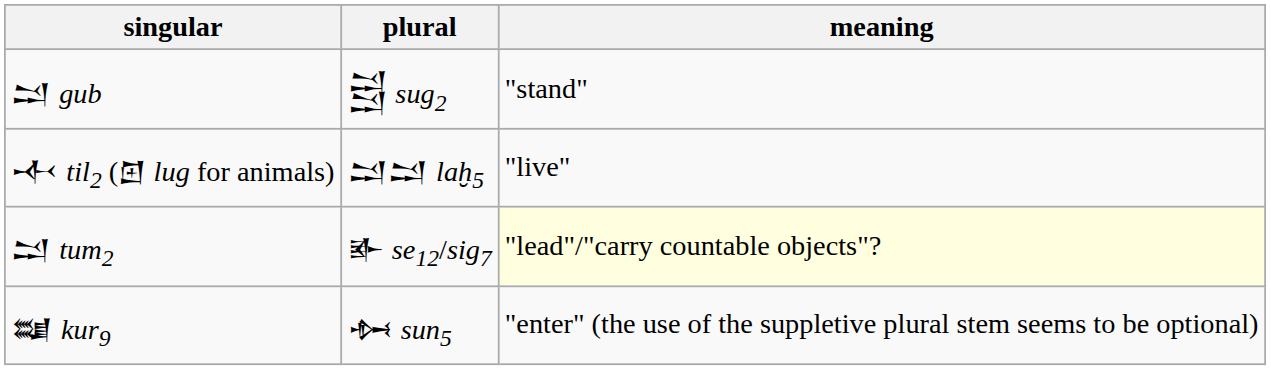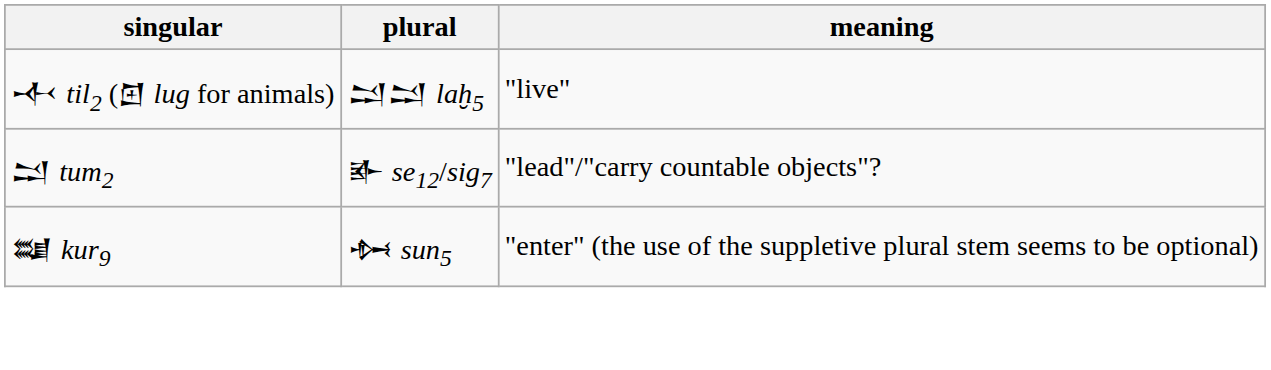- row: (57, 93)
(693, 245) lightyellow background -> (693, 167) no background
